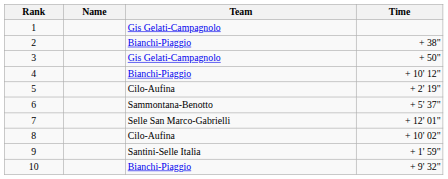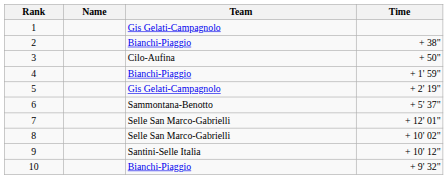(174, 58) Gis Gelati-Campagnolo -> (151, 58) Cilo-Aufina
(423, 74) + 10' 12" -> (425, 74) + 1' 59"
(151, 89) Cilo-Aufina -> (174, 89) Gis Gelati-Campagnolo
(151, 136) Cilo-Aufina -> (179, 136) Selle San Marco-Gabrielli
(425, 151) + 1' 59" -> (423, 151) + 10' 12"
